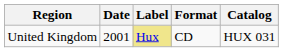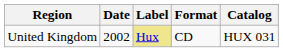(117, 36) 2001 -> (117, 36) 2002
